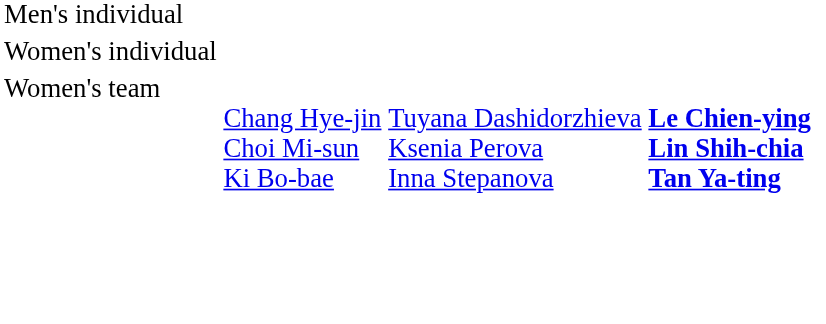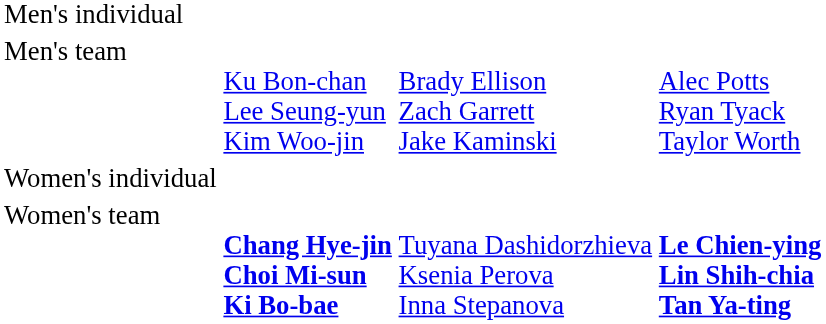+ row: (65, 51)
(302, 148) normal -> (308, 275) bold
